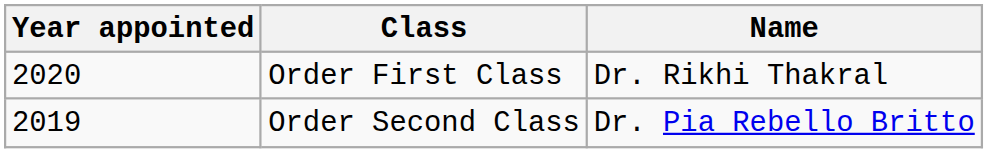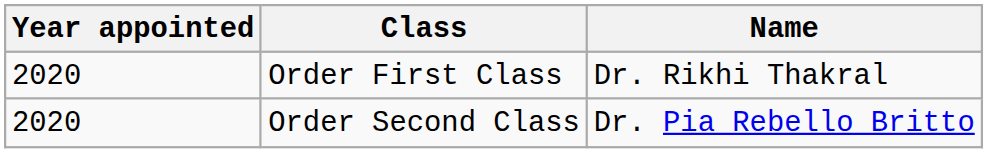(47, 123) 2019 -> (47, 123) 2020
